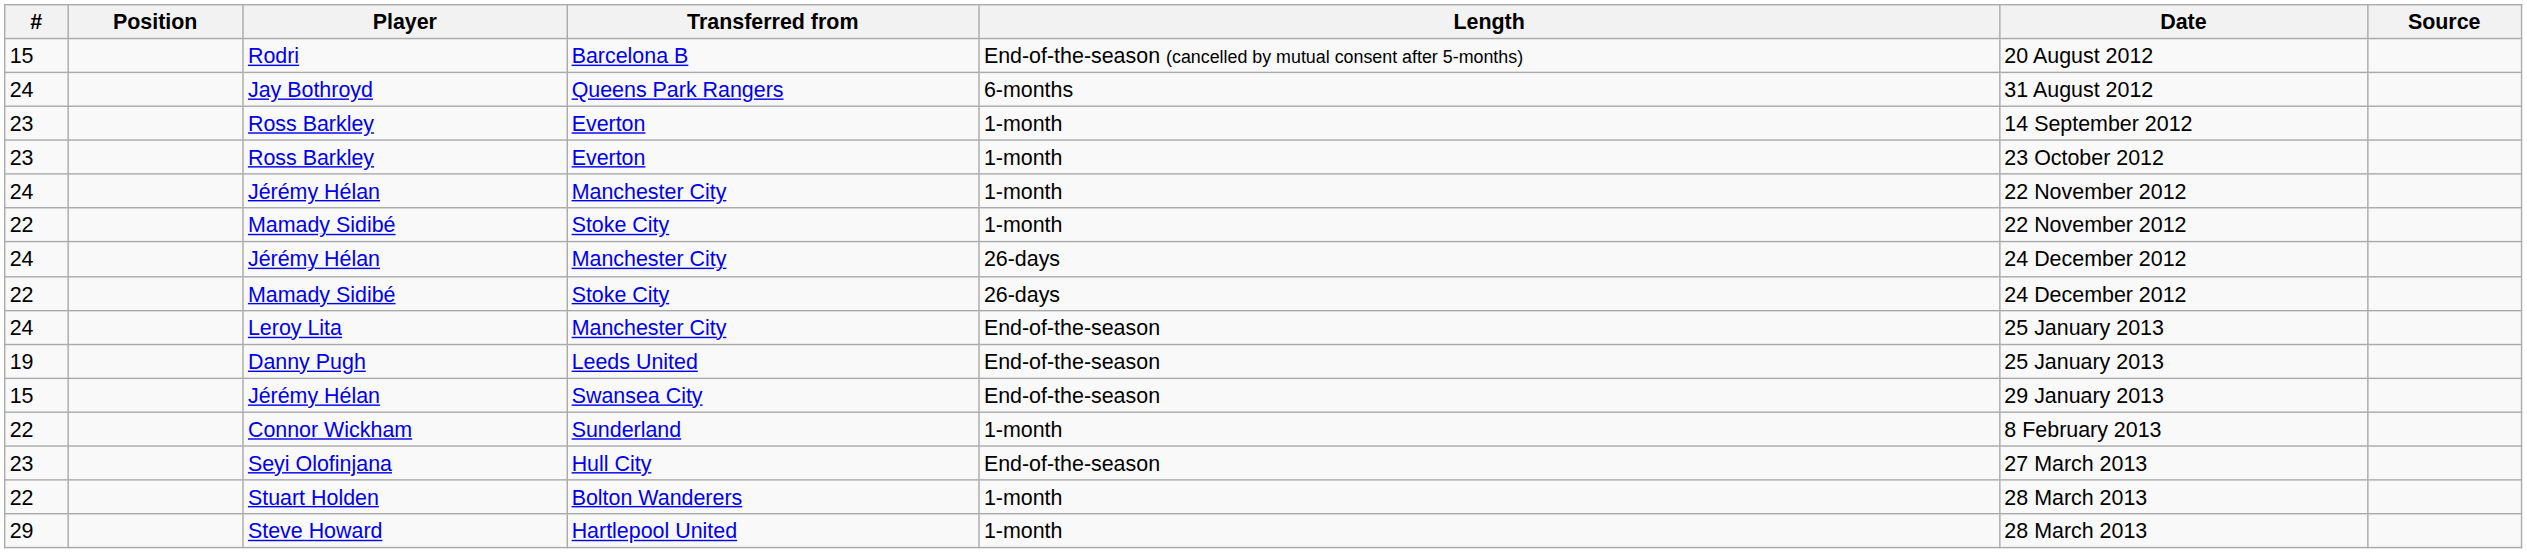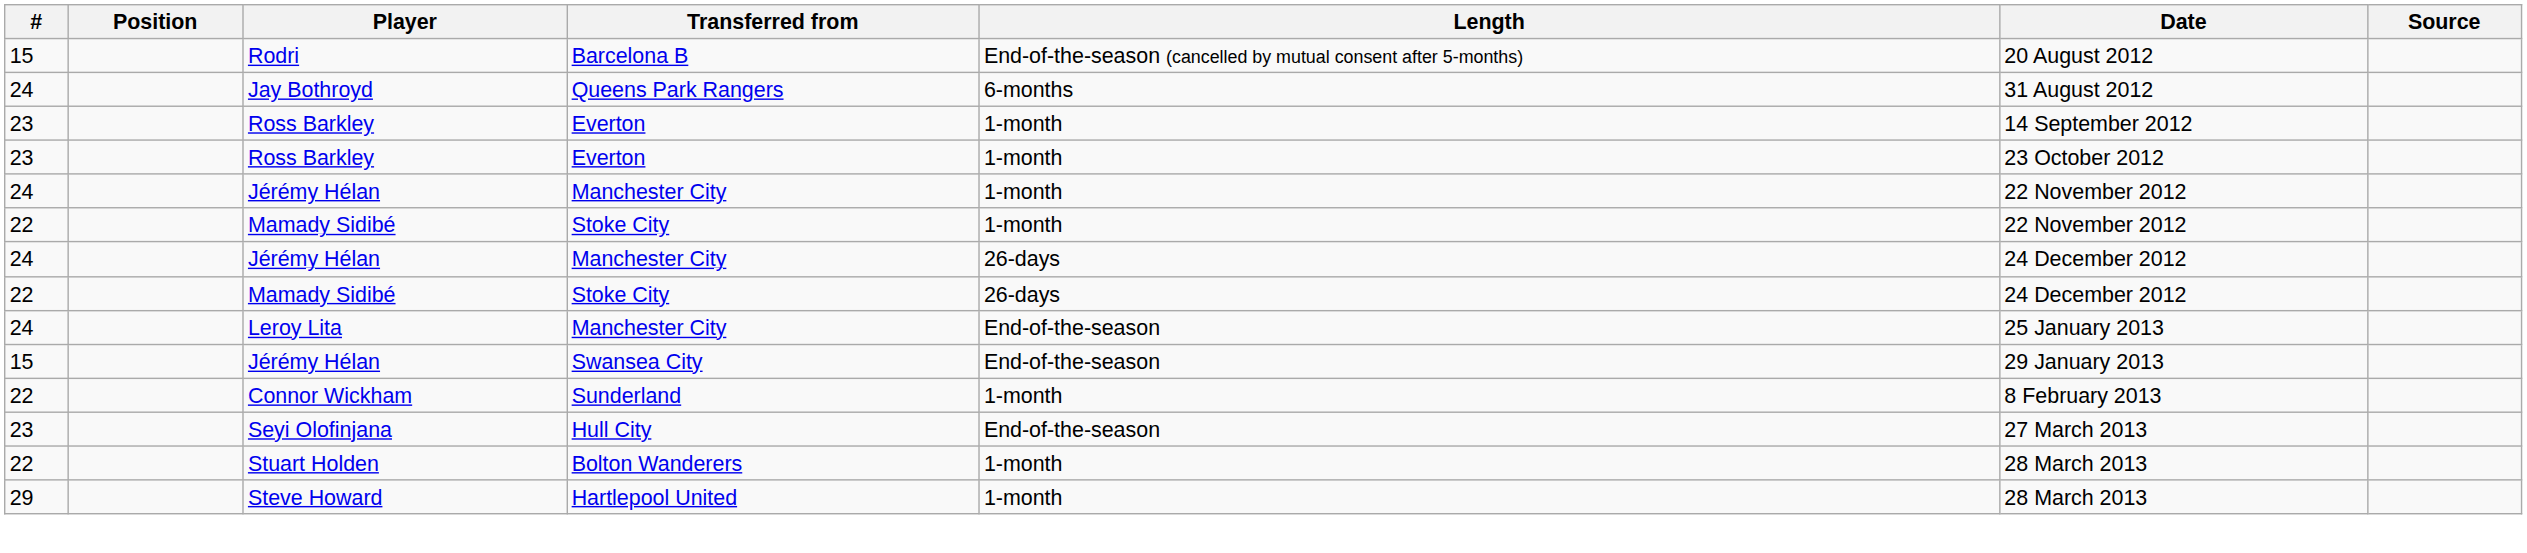- row: (22, 361)
